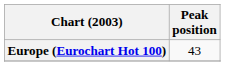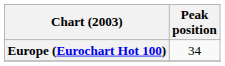(195, 50) 43 -> (195, 50) 34
